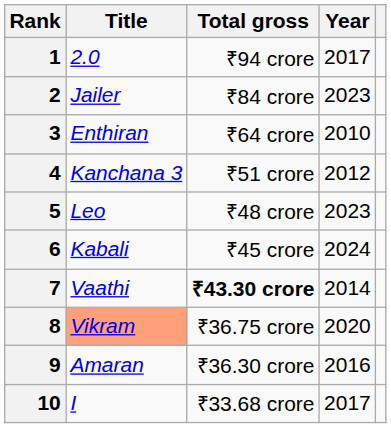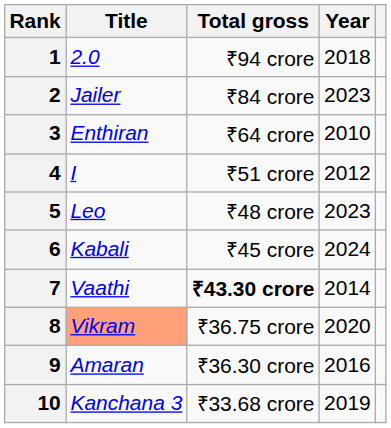(347, 56) 2017 -> (347, 56) 2018
(126, 172) Kanchana 3 -> (73, 172) I
(73, 403) I -> (126, 403) Kanchana 3
(347, 403) 2017 -> (347, 403) 2019
